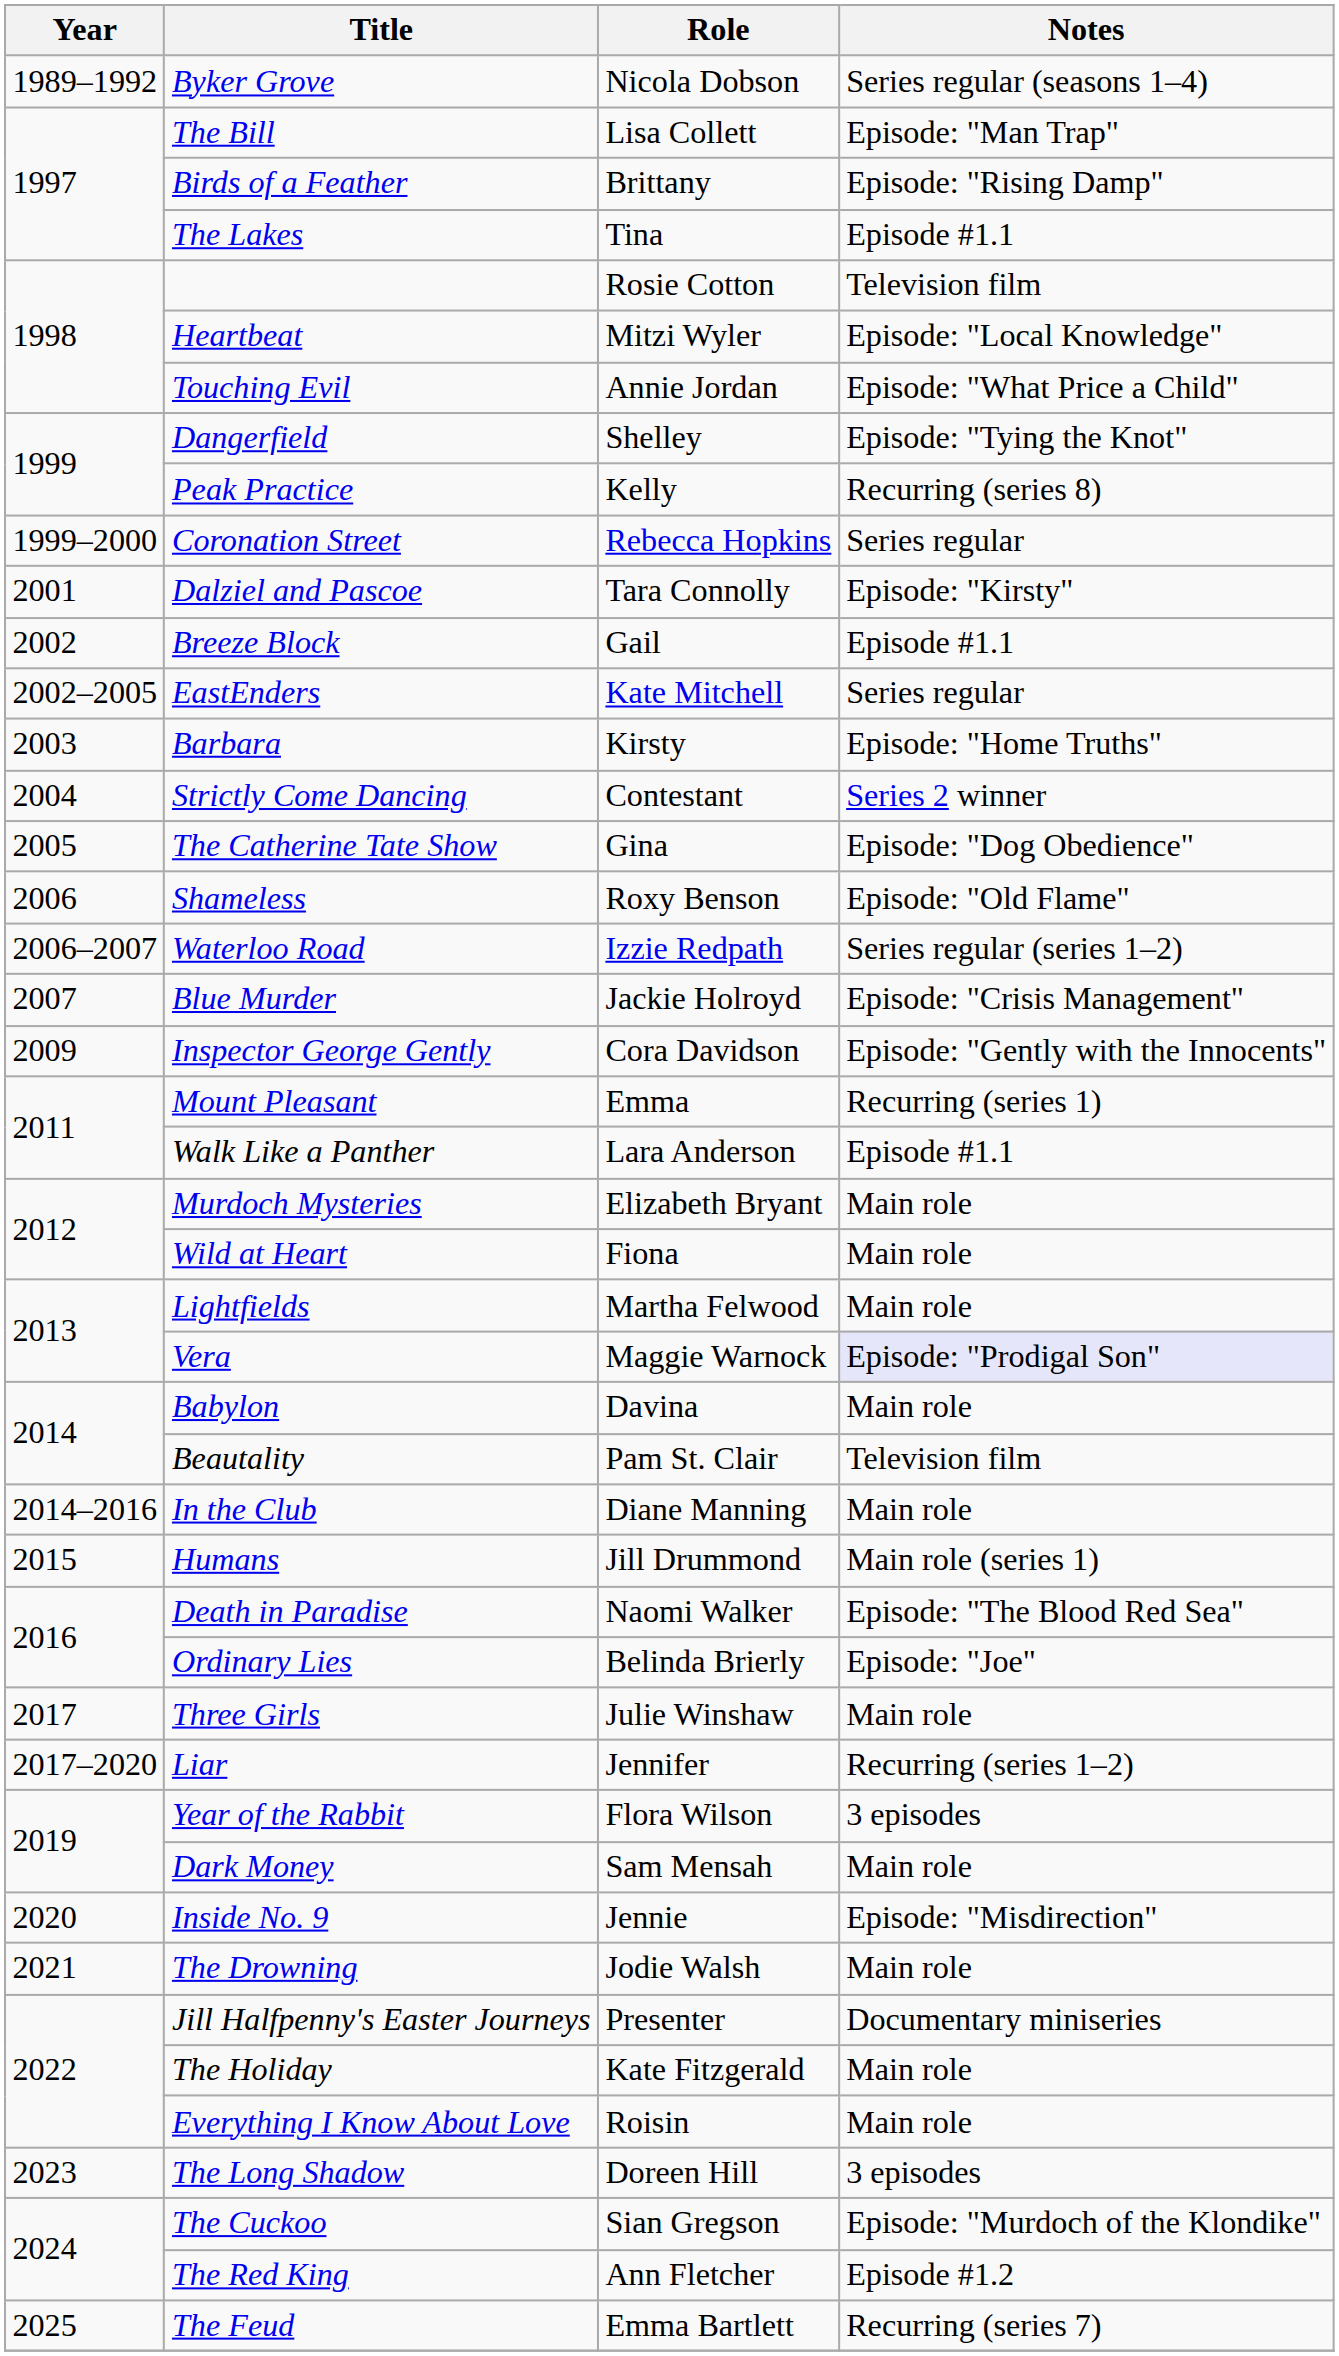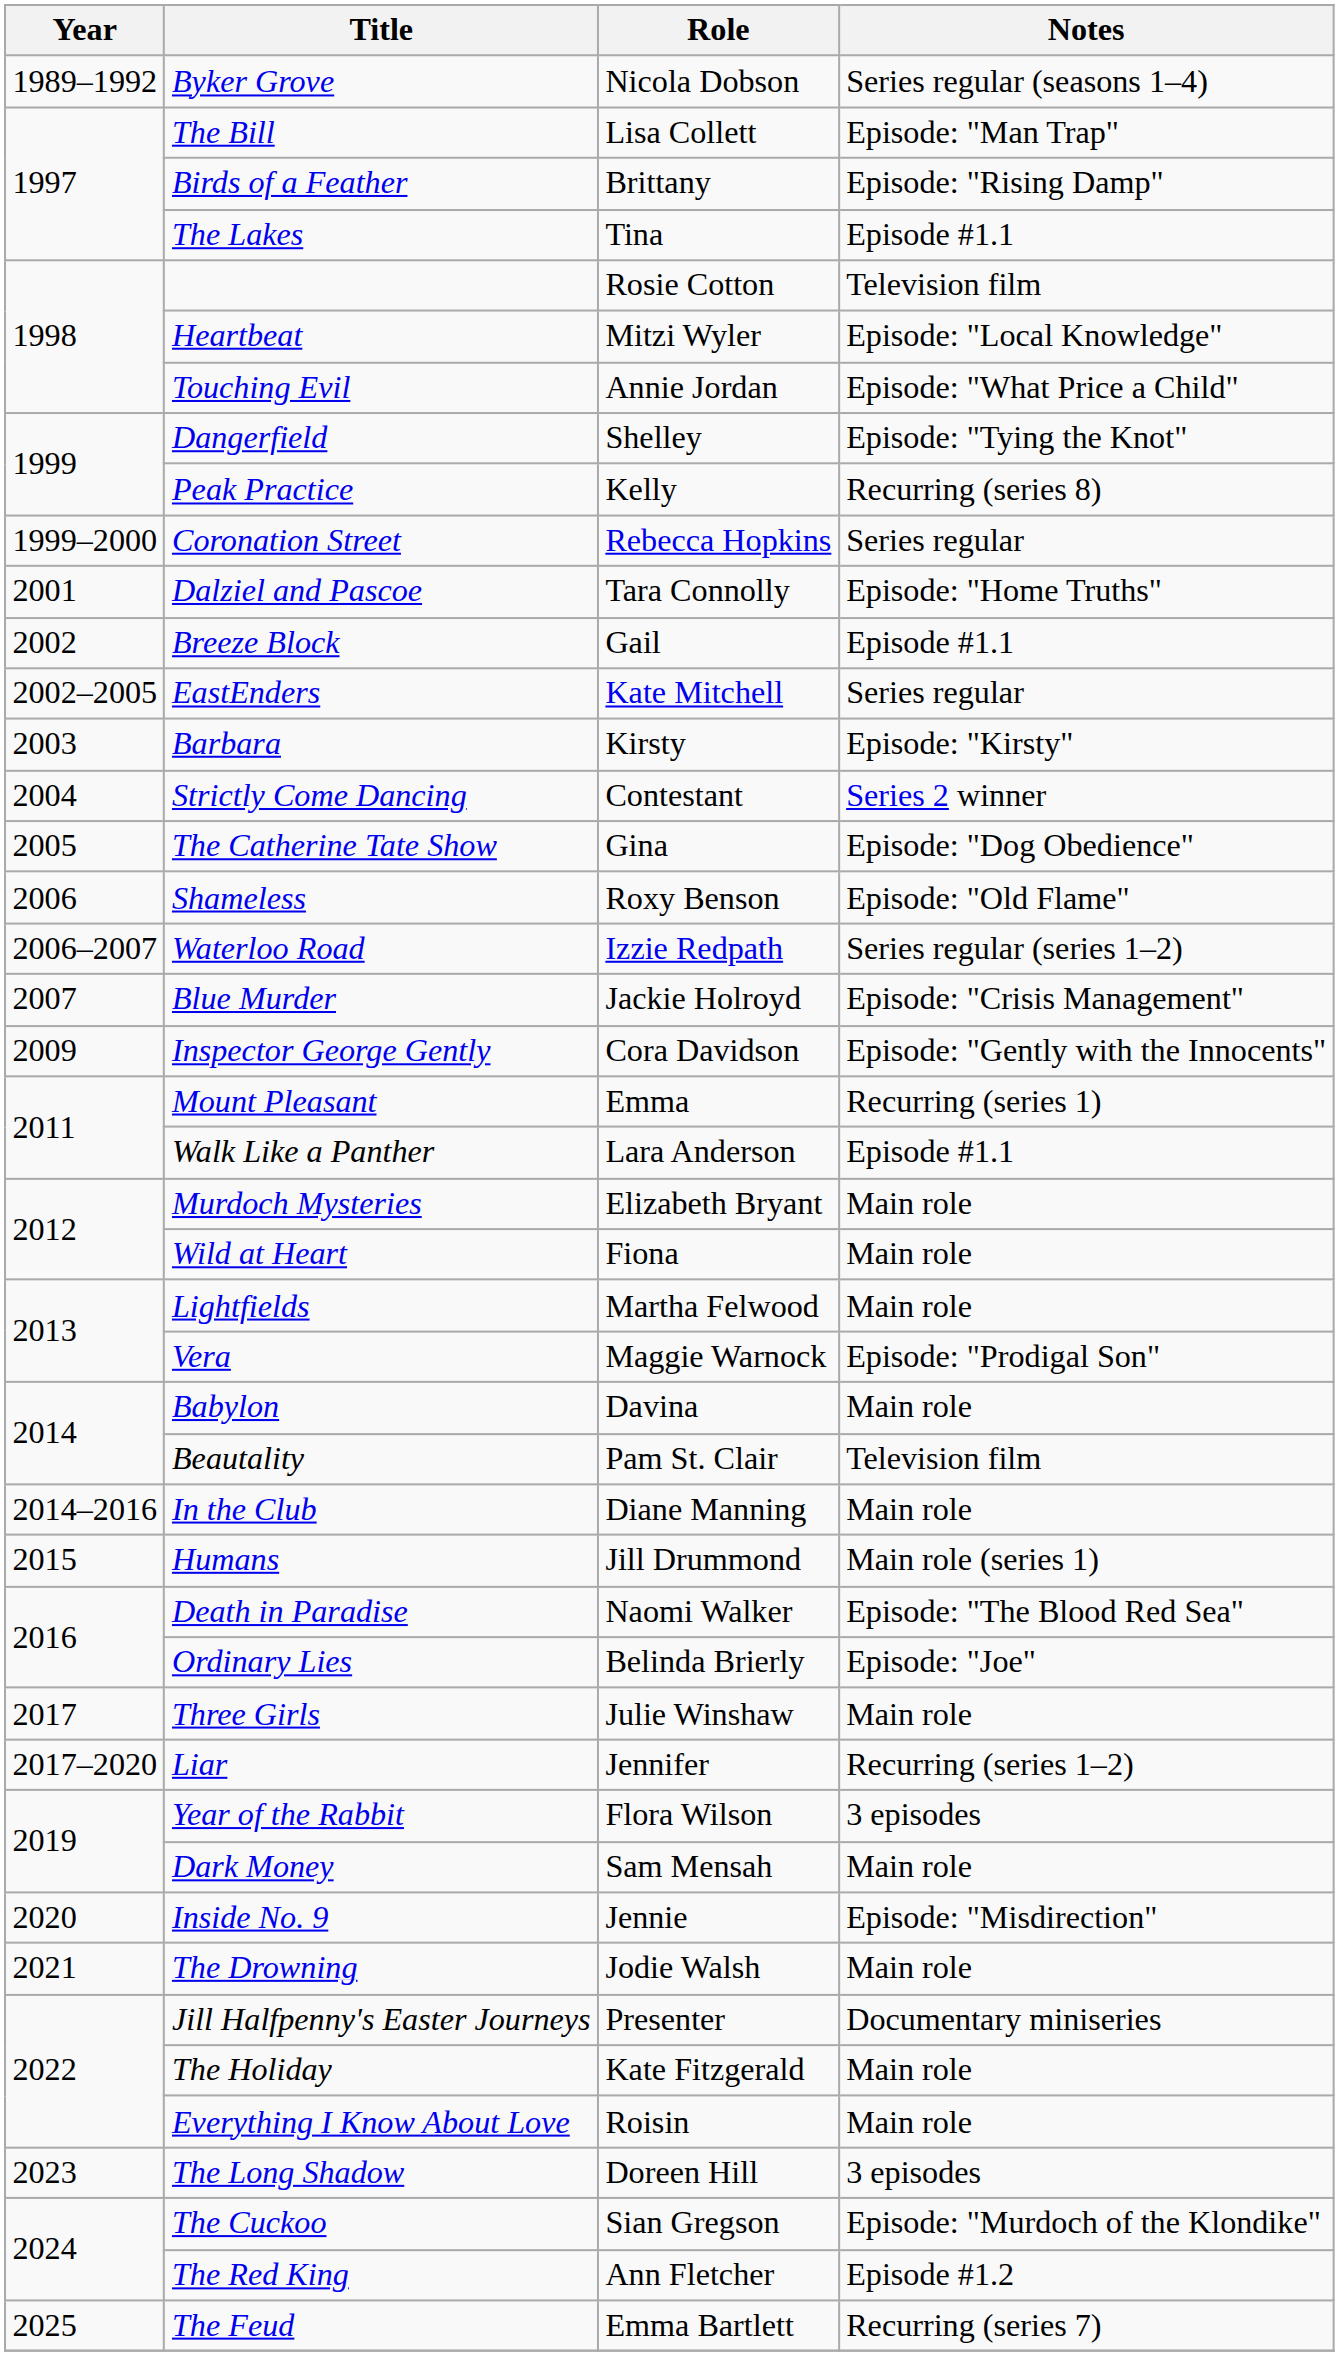(960, 591) Episode: "Kirsty" -> (1004, 591) Episode: "Home Truths"
(1004, 744) Episode: "Home Truths" -> (960, 744) Episode: "Kirsty"
(1003, 1356) lavender background -> (1003, 1356) no background
